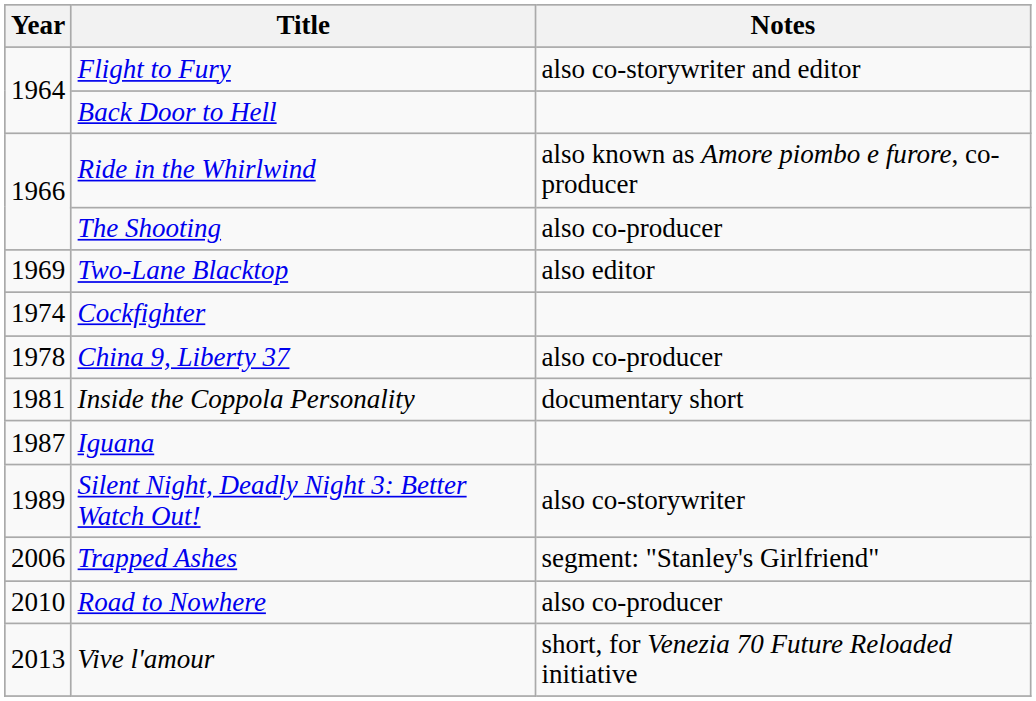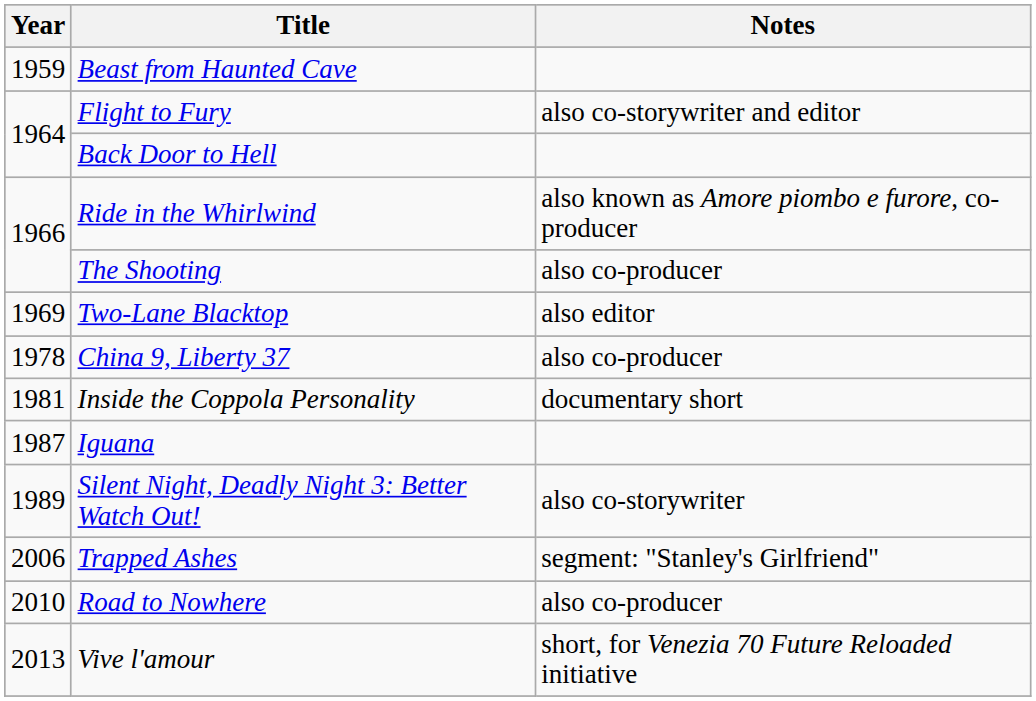+ row: (217, 68)
- row: (141, 313)
